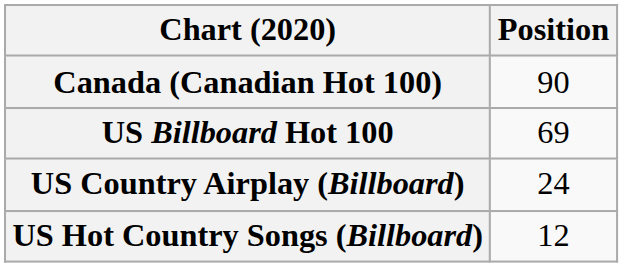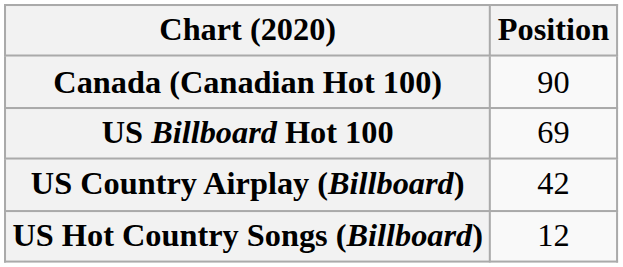(554, 183) 24 -> (554, 183) 42
